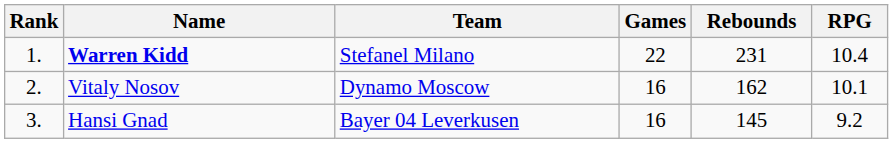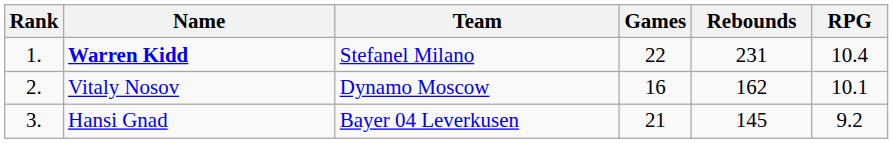(655, 120) 16 -> (655, 120) 21
